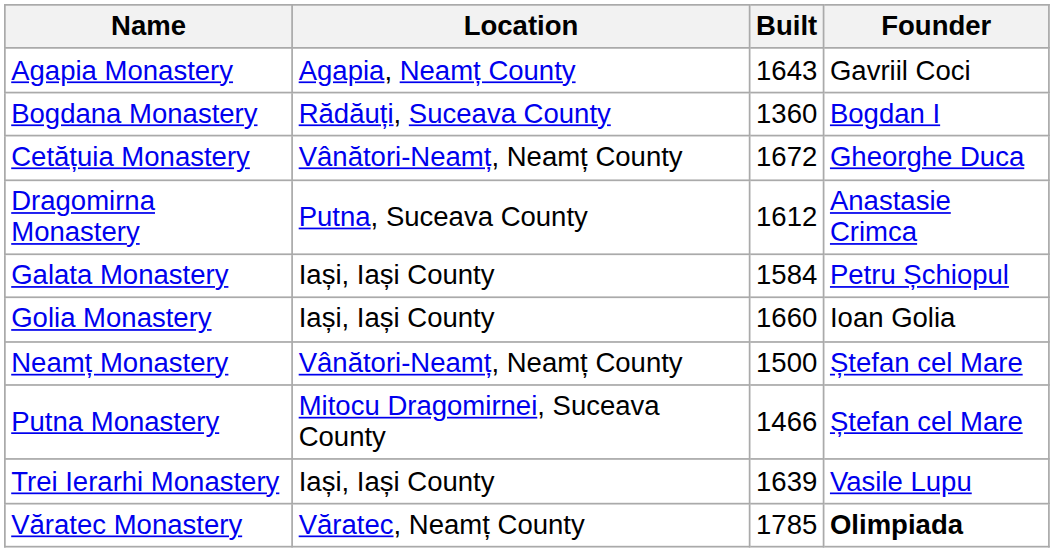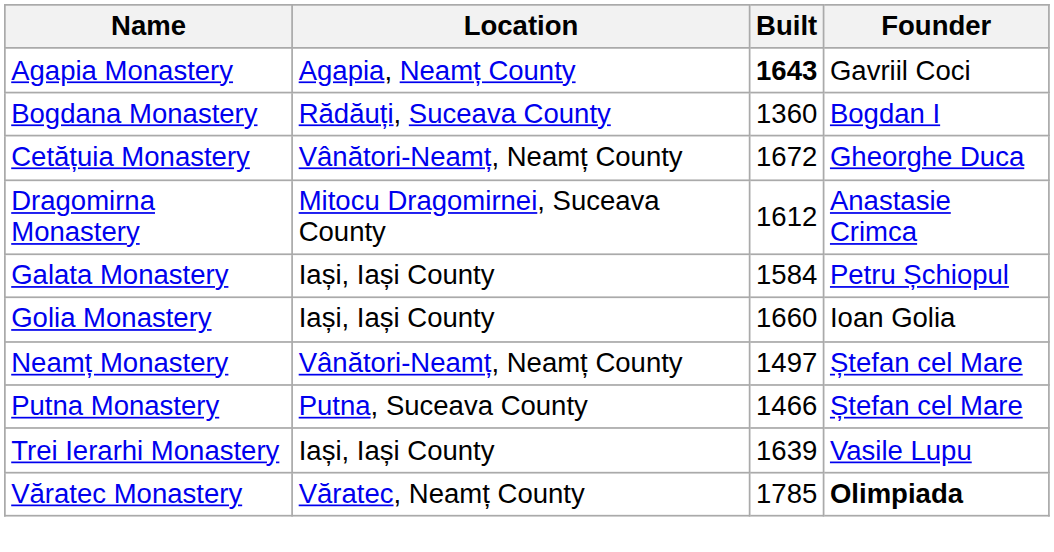(787, 69) normal -> (787, 69) bold
(443, 216) Putna, Suceava County -> (479, 216) Mitocu Dragomirnei, Suceava County
(787, 362) 1500 -> (787, 362) 1497
(479, 421) Mitocu Dragomirnei, Suceava County -> (443, 406) Putna, Suceava County
